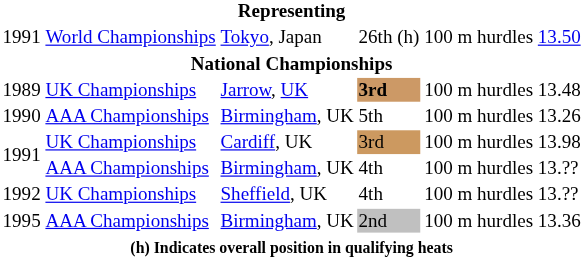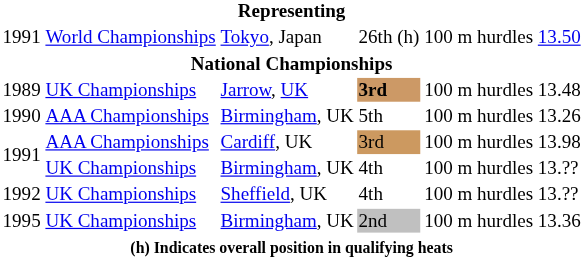(121, 142) UK Championships -> (127, 142) AAA Championships
(127, 168) AAA Championships -> (121, 168) UK Championships
(127, 220) AAA Championships -> (121, 220) UK Championships
